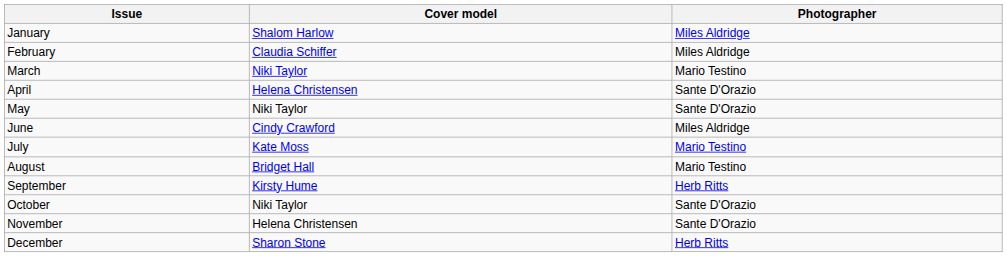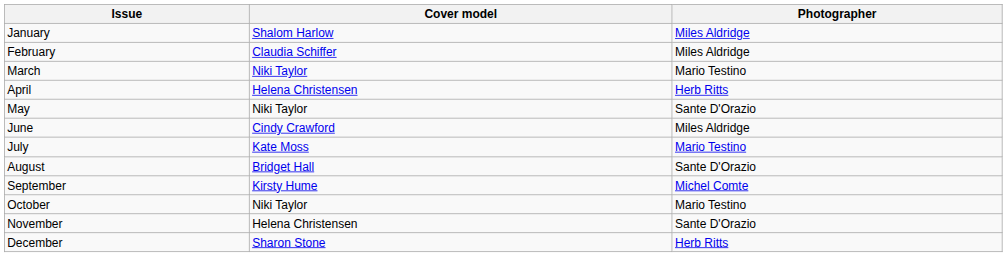(715, 90) Sante D'Orazio -> (702, 90) Herb Ritts
(711, 166) Mario Testino -> (715, 166) Sante D'Orazio
(702, 185) Herb Ritts -> (712, 185) Michel Comte
(715, 204) Sante D'Orazio -> (711, 204) Mario Testino
